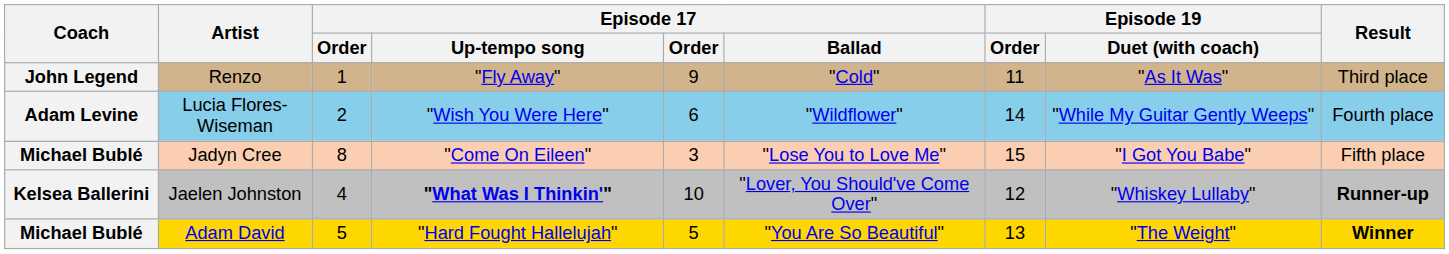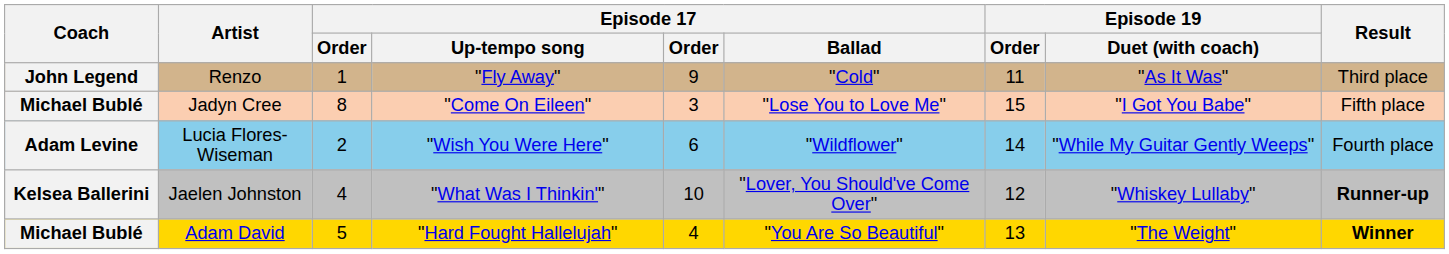rows swapped: (235, 116) <-> (235, 155)
(518, 194) bold -> (518, 194) normal
(694, 233) 5 -> (694, 233) 4
